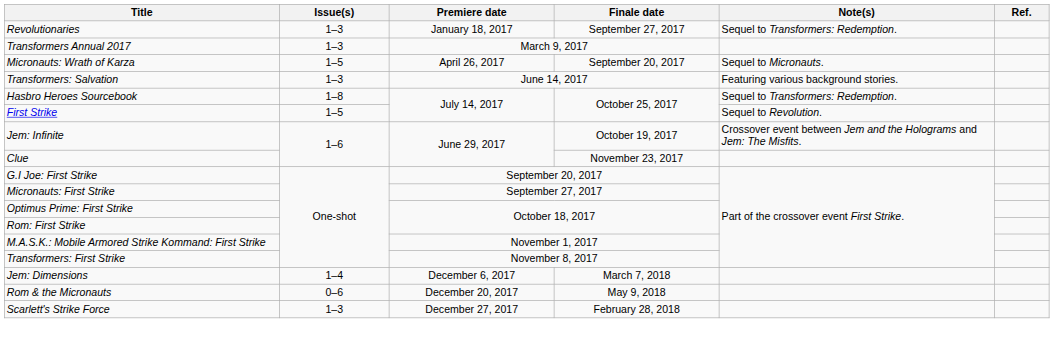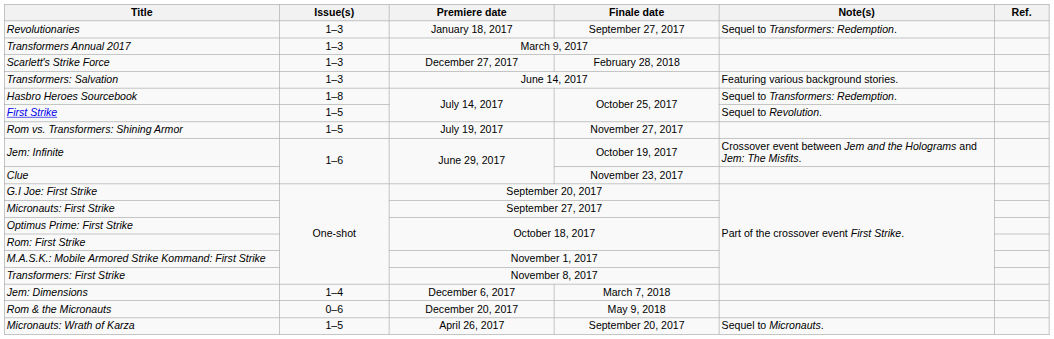rows swapped: (71, 63) <-> (58, 309)
+ row: (95, 130)
